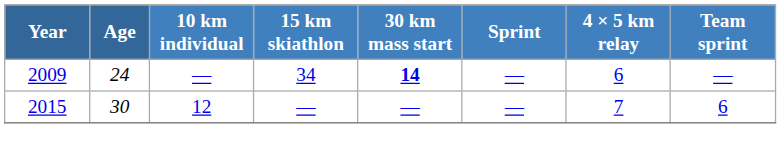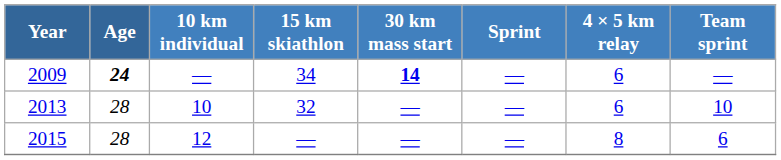(120, 75) normal -> (120, 75) bold
+ row: (47, 107)
(120, 107) 30 -> (120, 138) 28
(619, 107) 7 -> (619, 138) 8
